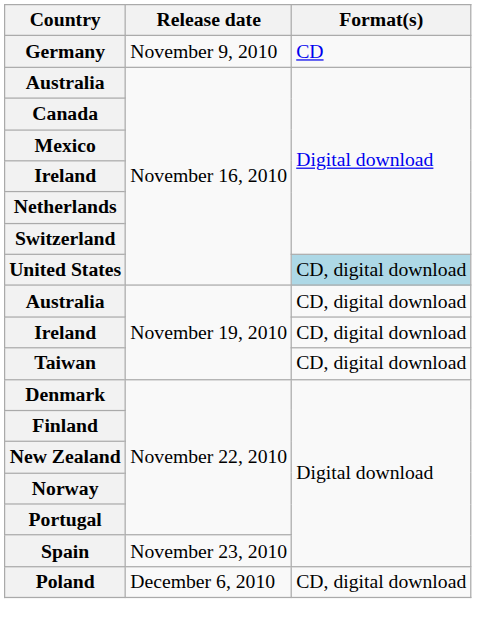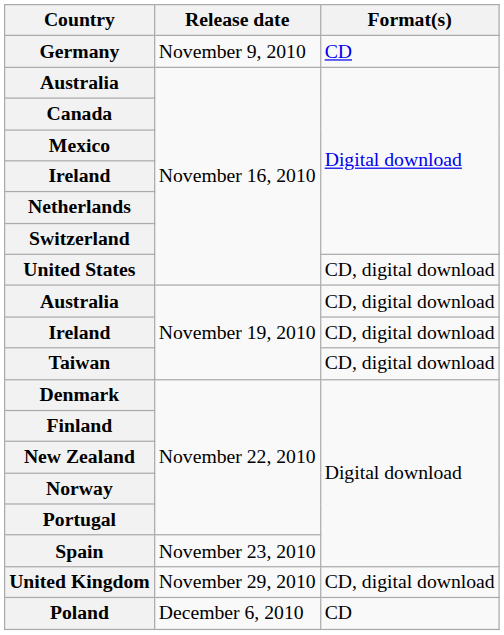(381, 269) lightblue background -> (410, 269) no background
+ row: (79, 581)
(381, 581) CD, digital download -> (338, 613) CD
